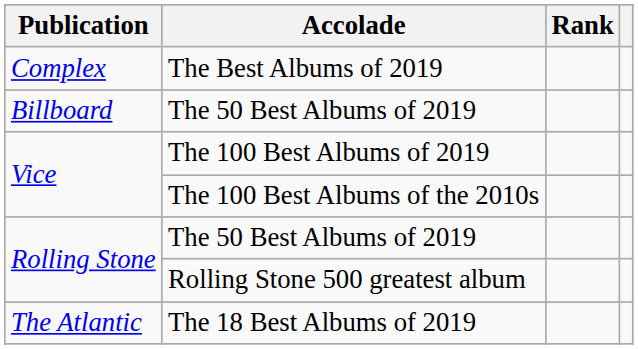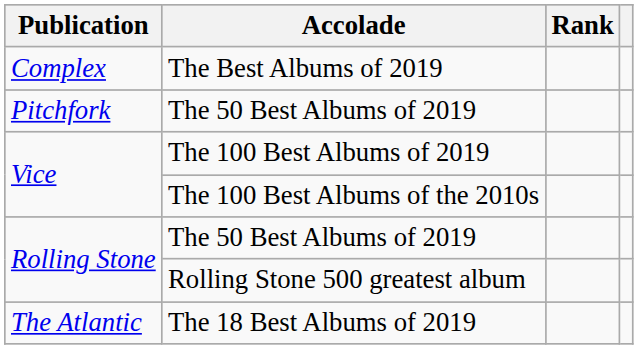- row: (62, 110)
+ row: (61, 110)
